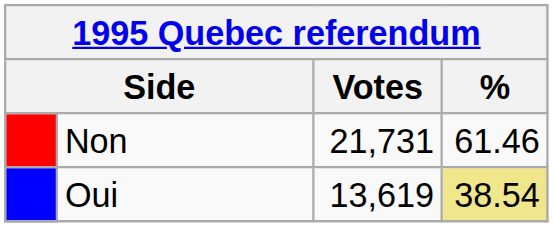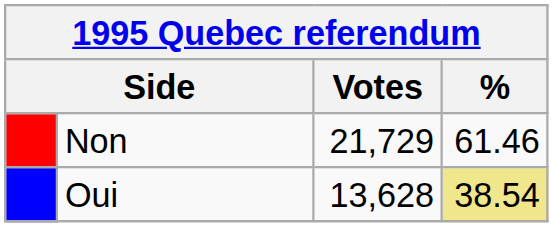(382, 141) 21,731 -> (382, 141) 21,729
(382, 195) 13,619 -> (382, 195) 13,628
